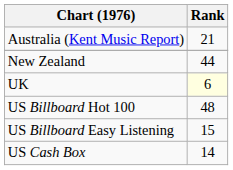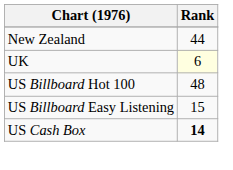- row: (96, 38)
(208, 152) normal -> (197, 130) bold
